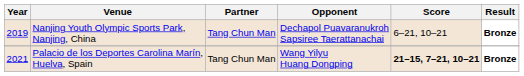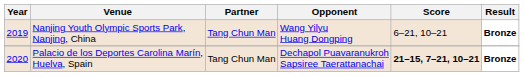(335, 33) Dechapol Puavaranukroh Sapsiree Taerattanachai -> (316, 33) Wang Yilyu Huang Dongping
(17, 59) 2021 -> (17, 59) 2020
(316, 59) Wang Yilyu Huang Dongping -> (335, 59) Dechapol Puavaranukroh Sapsiree Taerattanachai
